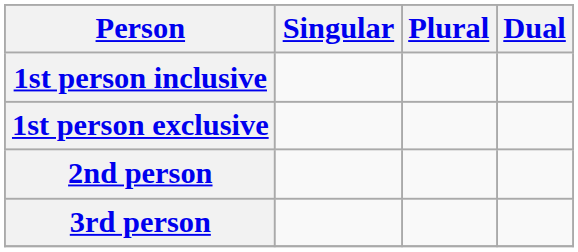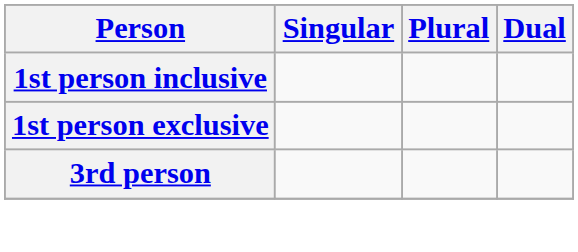- row: (140, 173)
